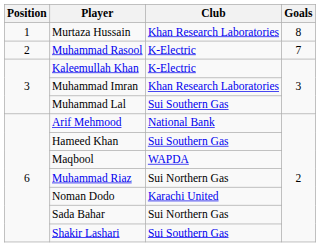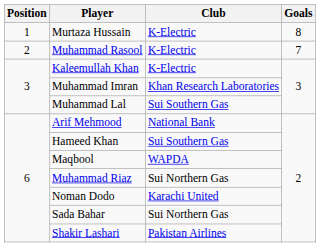(213, 31) Khan Research Laboratories -> (172, 31) K-Electric
(188, 232) Sui Southern Gas -> (187, 232) Pakistan Airlines
